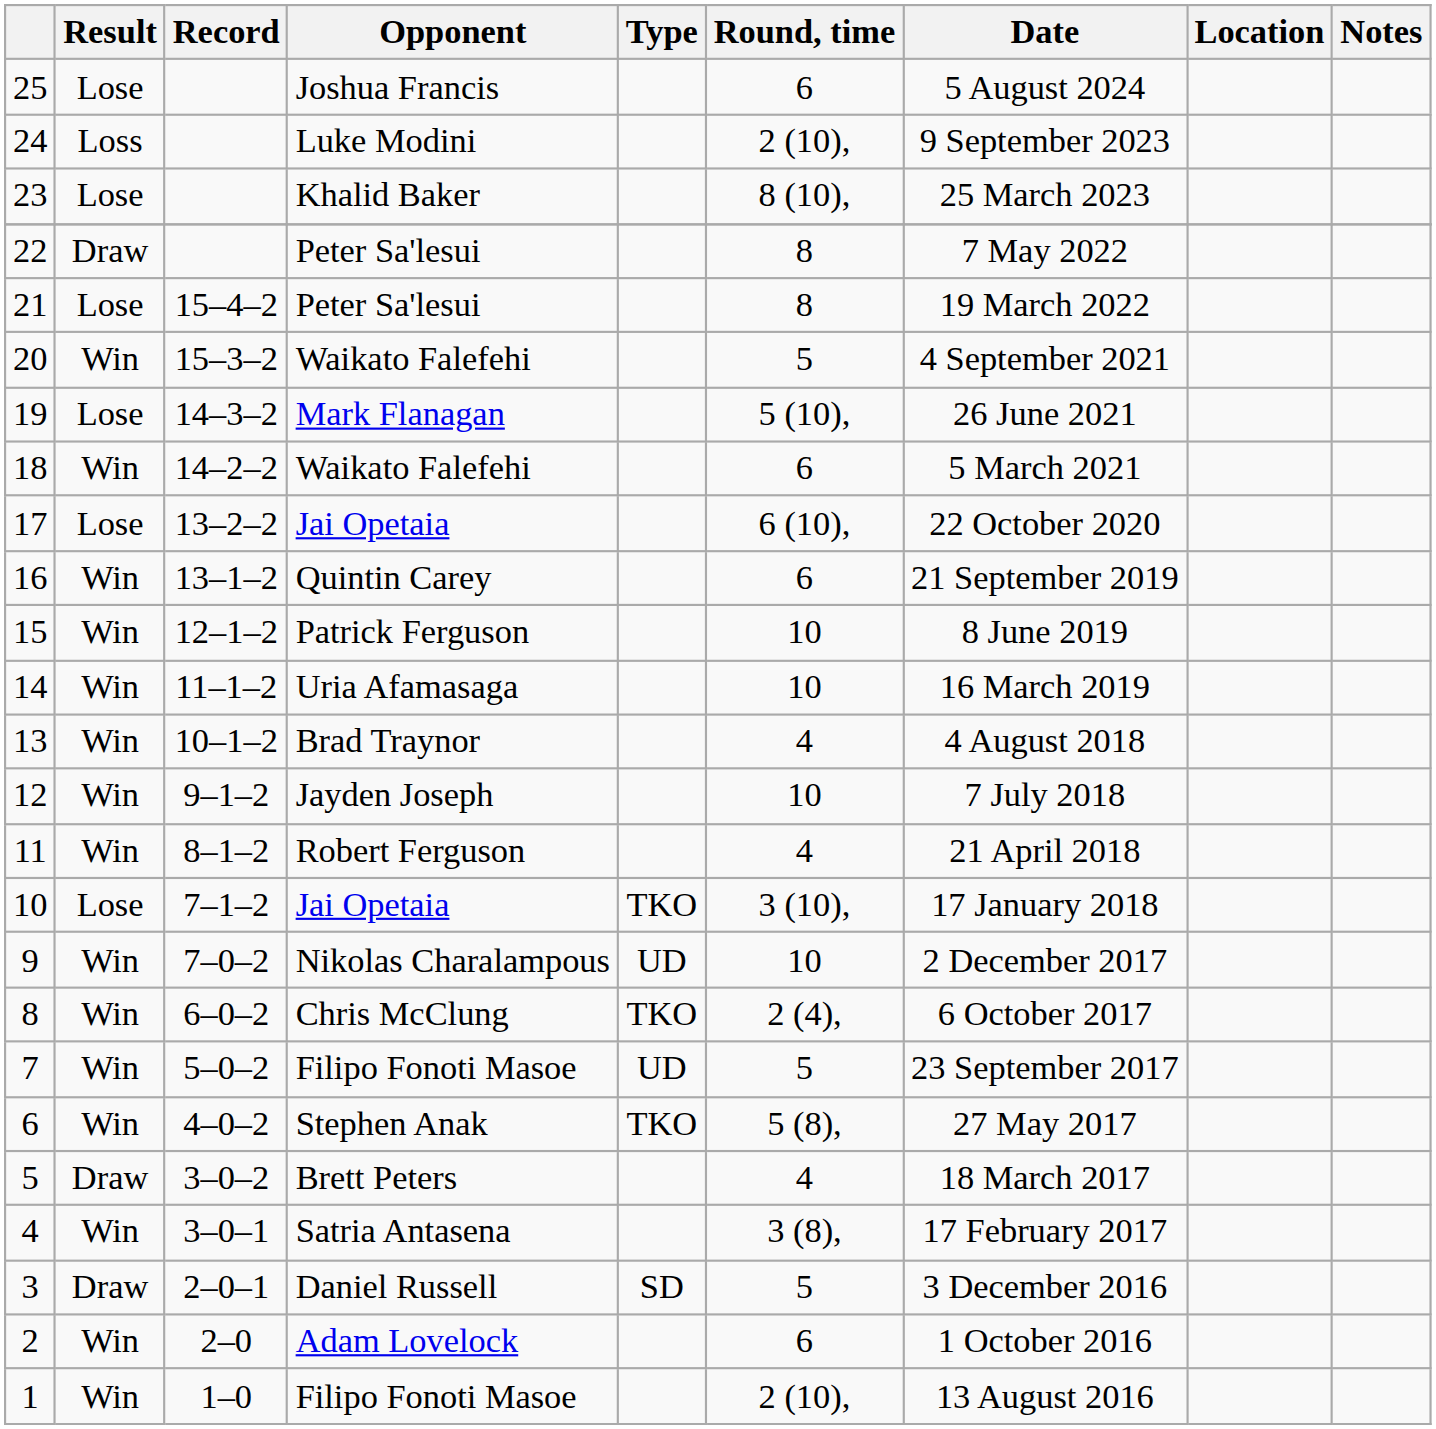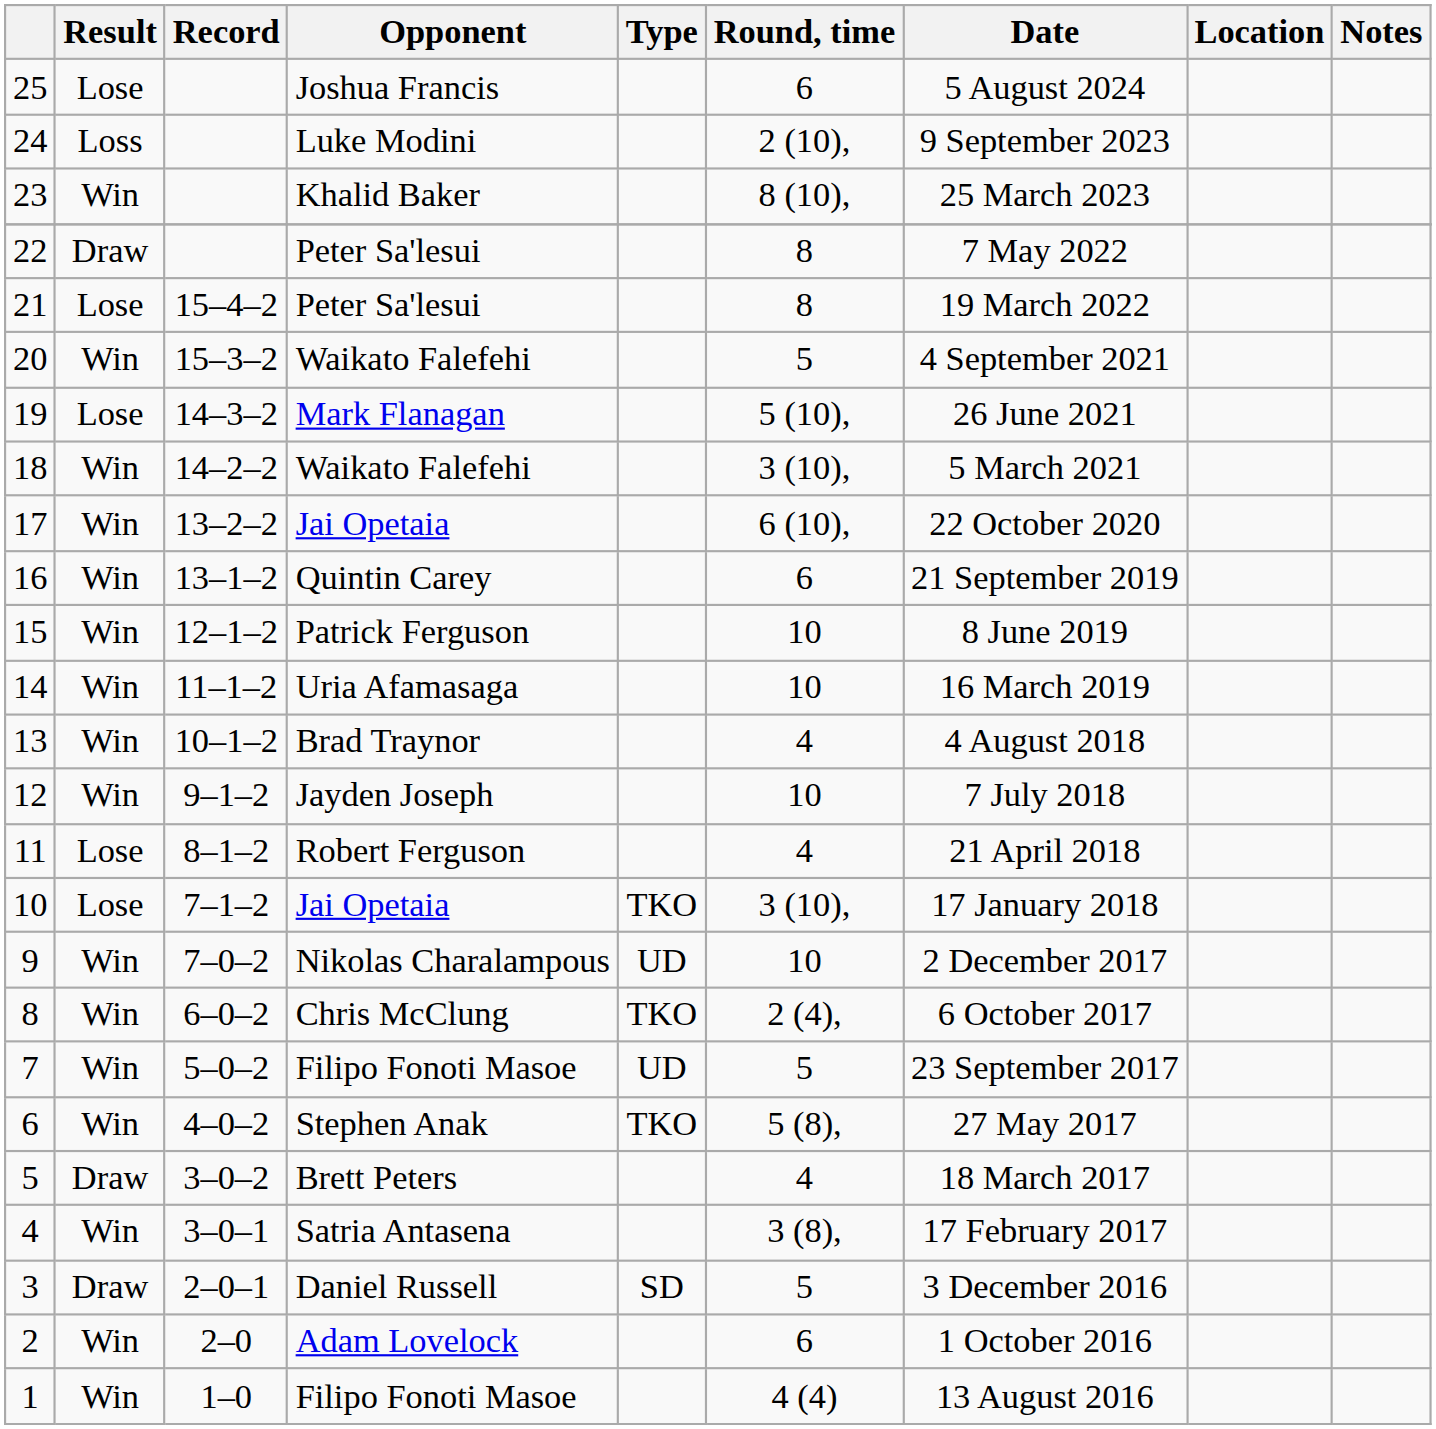(110, 195) Lose -> (110, 195) Win
(804, 468) 6 -> (804, 468) 3 (10),
(110, 522) Lose -> (110, 522) Win
(110, 850) Win -> (110, 850) Lose
(804, 1395) 2 (10), -> (804, 1395) 4 (4)
